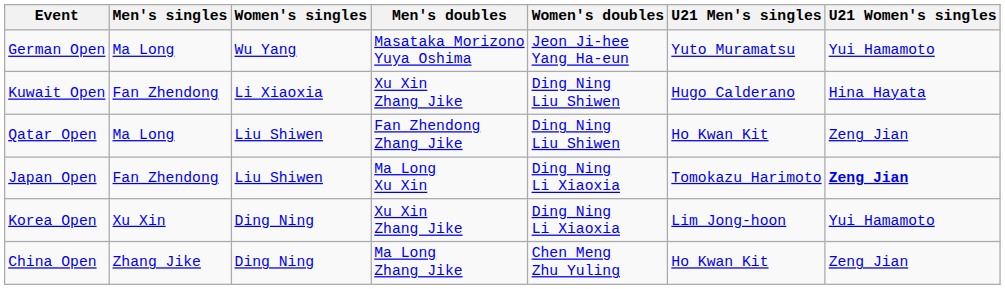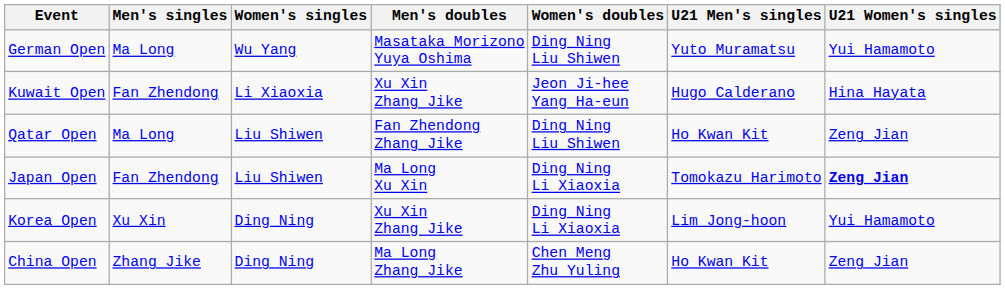(580, 50) Jeon Ji-hee Yang Ha-eun -> (576, 50) Ding Ning Liu Shiwen
(576, 93) Ding Ning Liu Shiwen -> (580, 93) Jeon Ji-hee Yang Ha-eun
